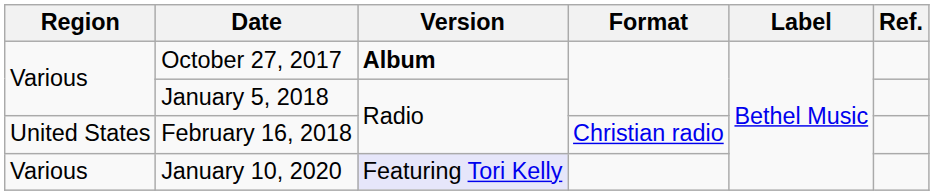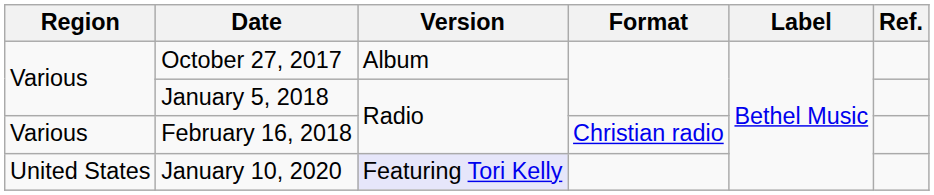(399, 60) bold -> (396, 60) normal
(80, 134) United States -> (49, 134) Various
(49, 171) Various -> (80, 171) United States
